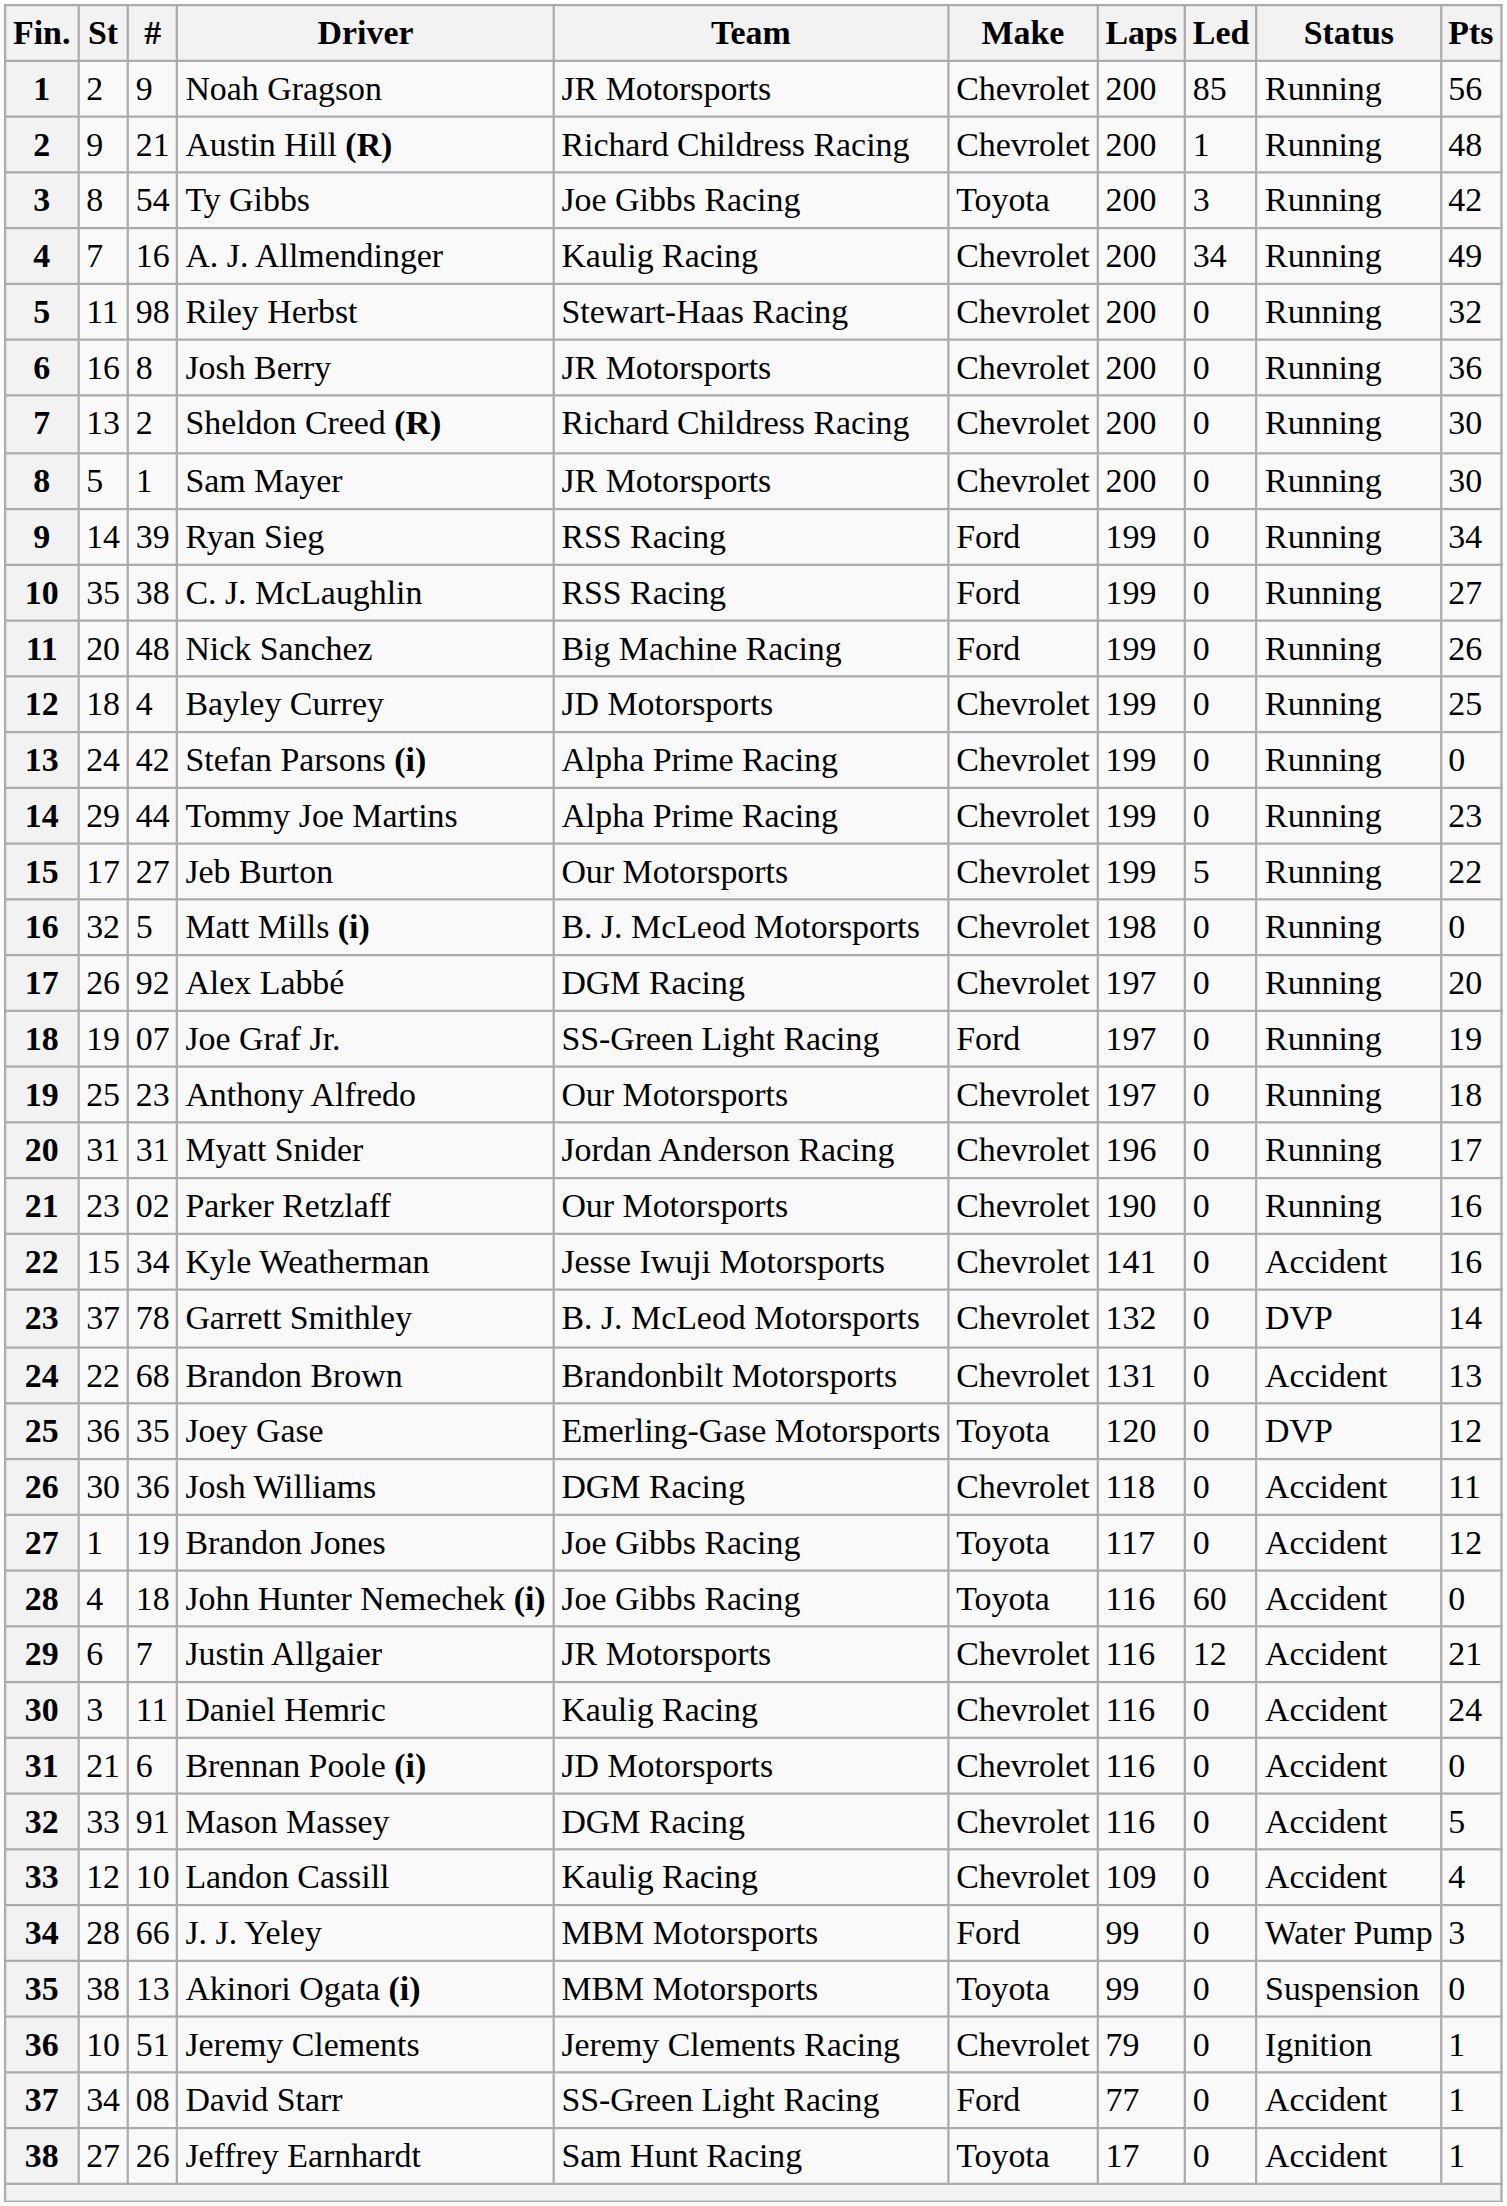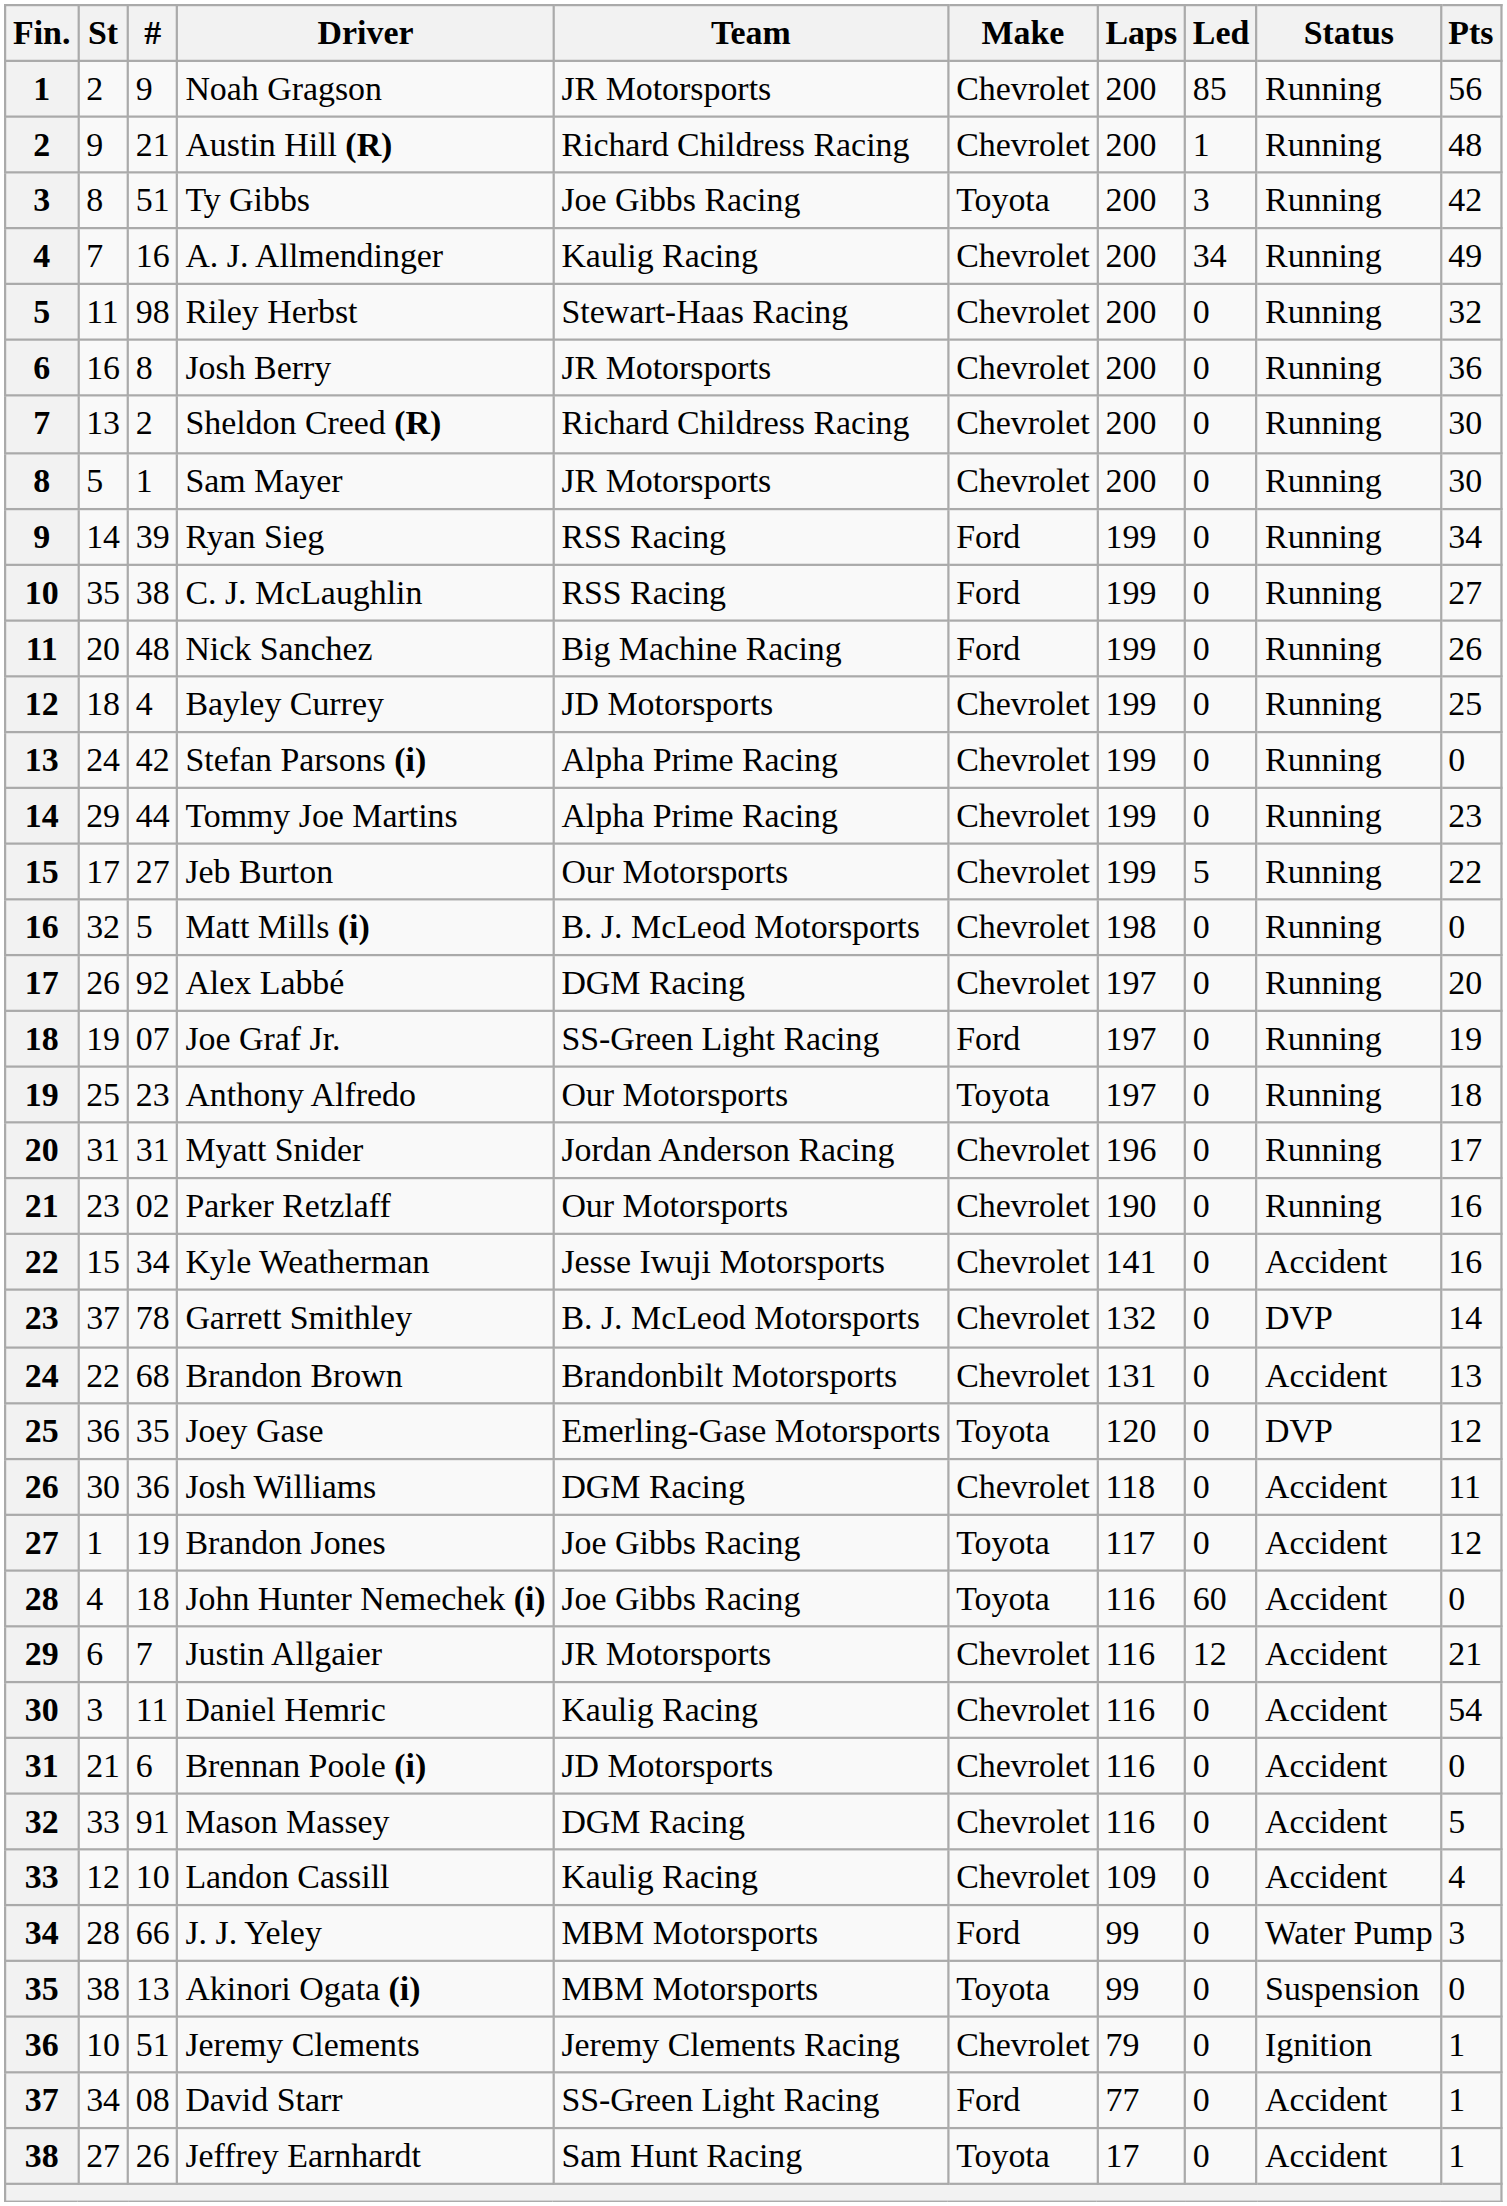(153, 200) 54 -> (153, 200) 51
(1023, 1094) Chevrolet -> (1003, 1094) Toyota
(1465, 1709) 24 -> (1465, 1709) 54
